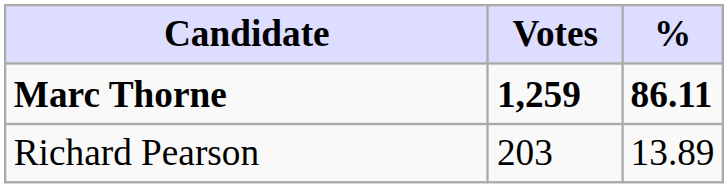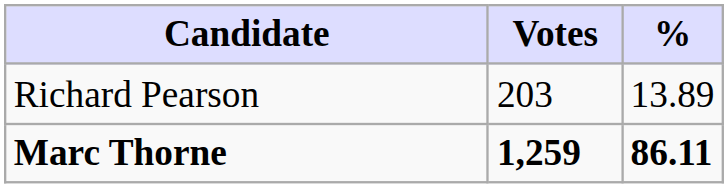rows swapped: (120, 93) <-> (136, 152)
